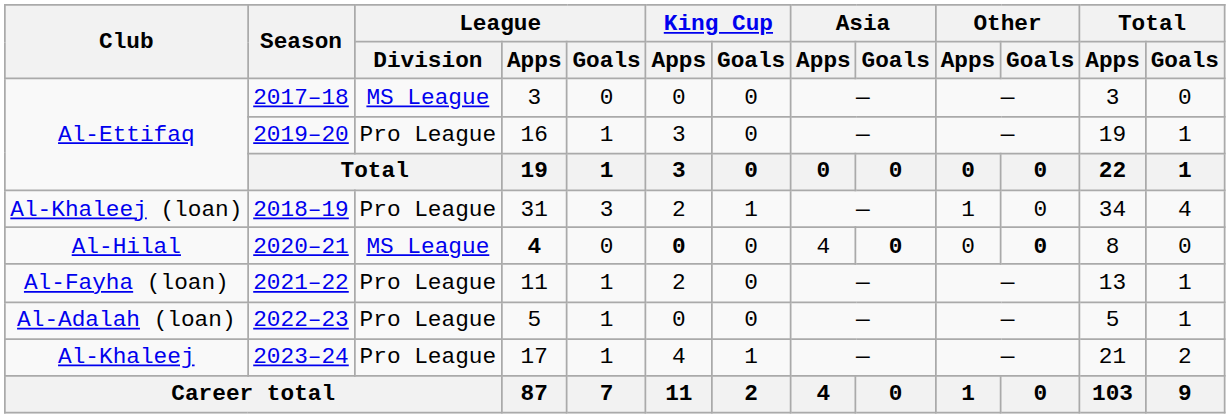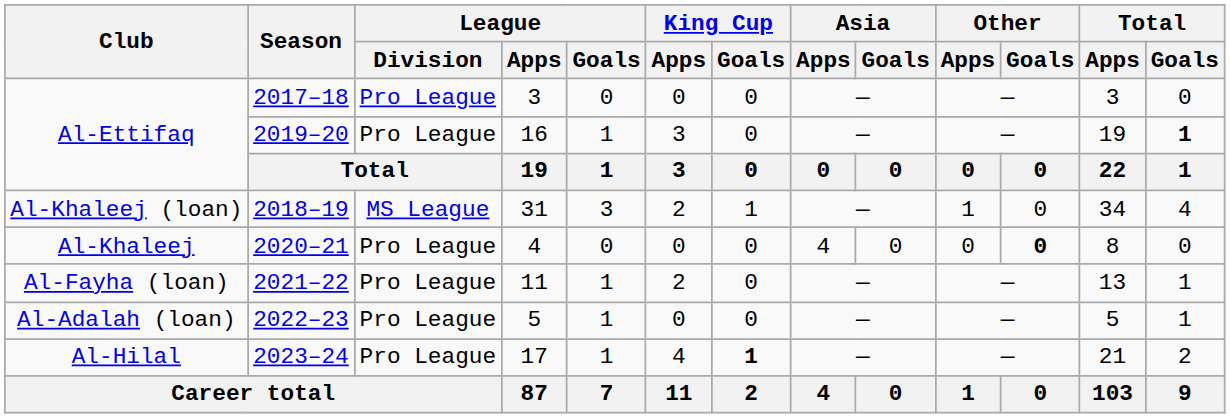(428, 98) MS League -> (428, 98) Pro League
(1185, 135) normal -> (1185, 135) bold
(428, 209) Pro League -> (428, 209) MS League
(126, 246) Al-Hilal -> (126, 246) Al-Khaleej
(428, 246) MS League -> (428, 246) Pro League
(534, 246) bold -> (534, 246) normal
(679, 246) bold -> (679, 246) normal
(896, 246) bold -> (896, 246) normal
(126, 357) Al-Khaleej -> (126, 357) Al-Hilal
(751, 357) normal -> (751, 357) bold
